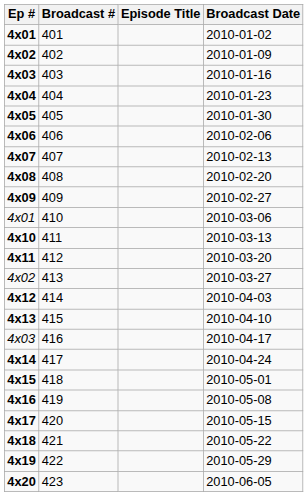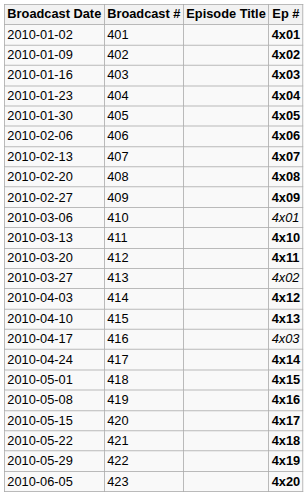columns swapped: (22, 14) <-> (253, 14)
